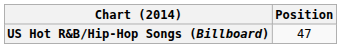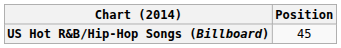(304, 34) 47 -> (304, 34) 45
